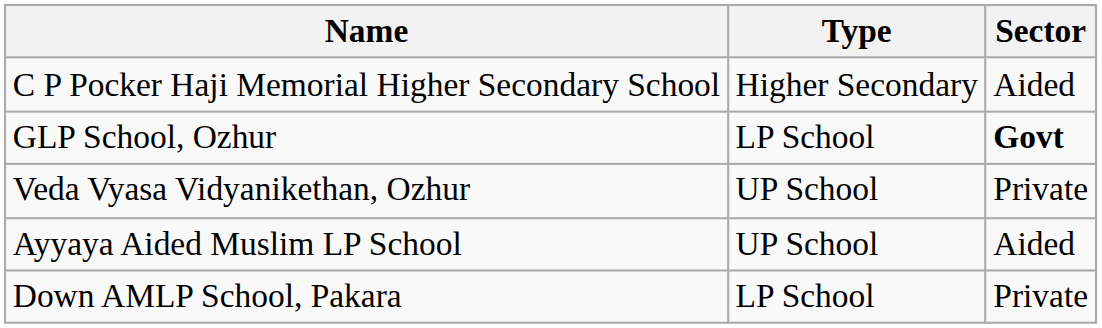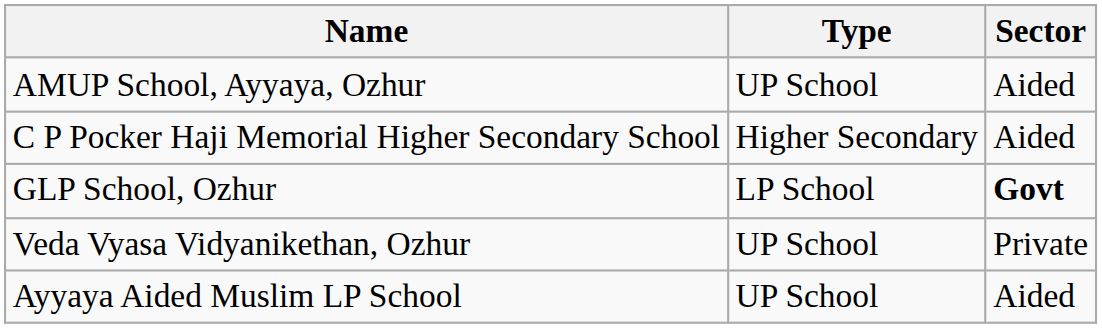+ row: (219, 84)
- row: (207, 296)
